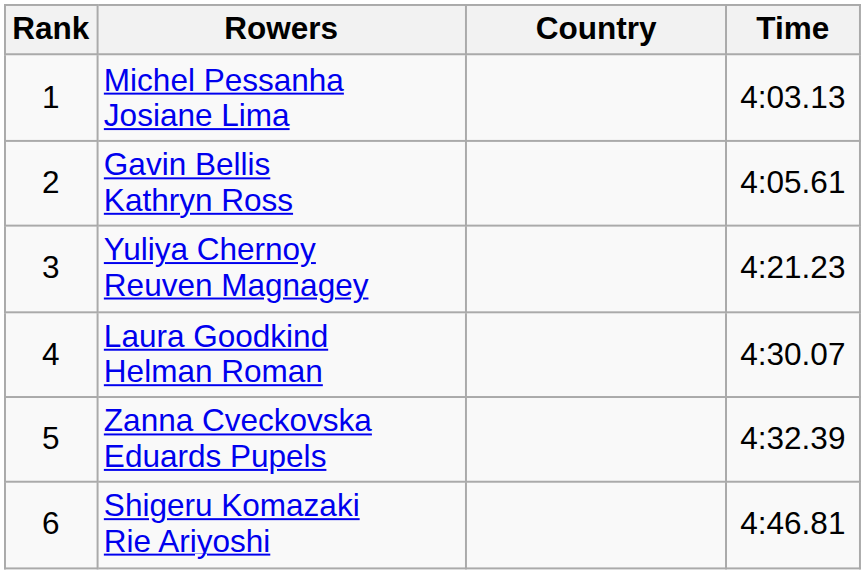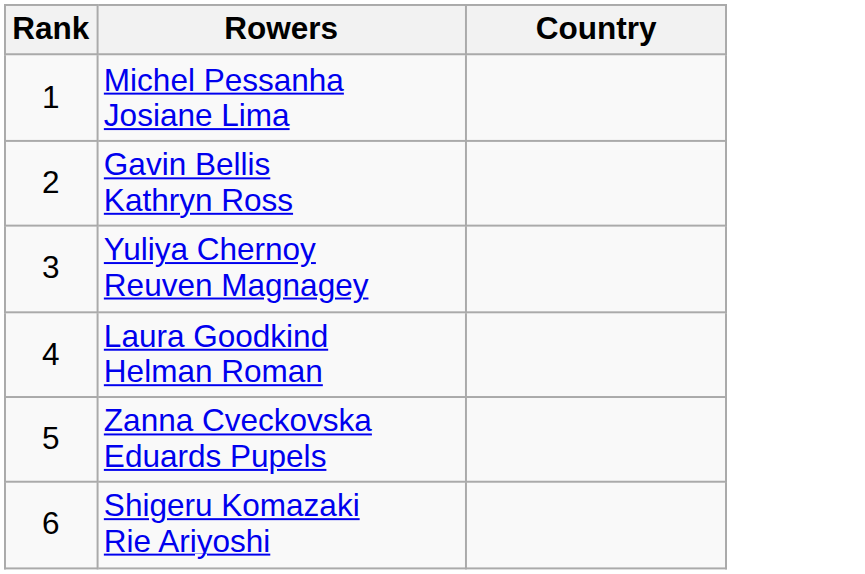- column: (793, 29)
